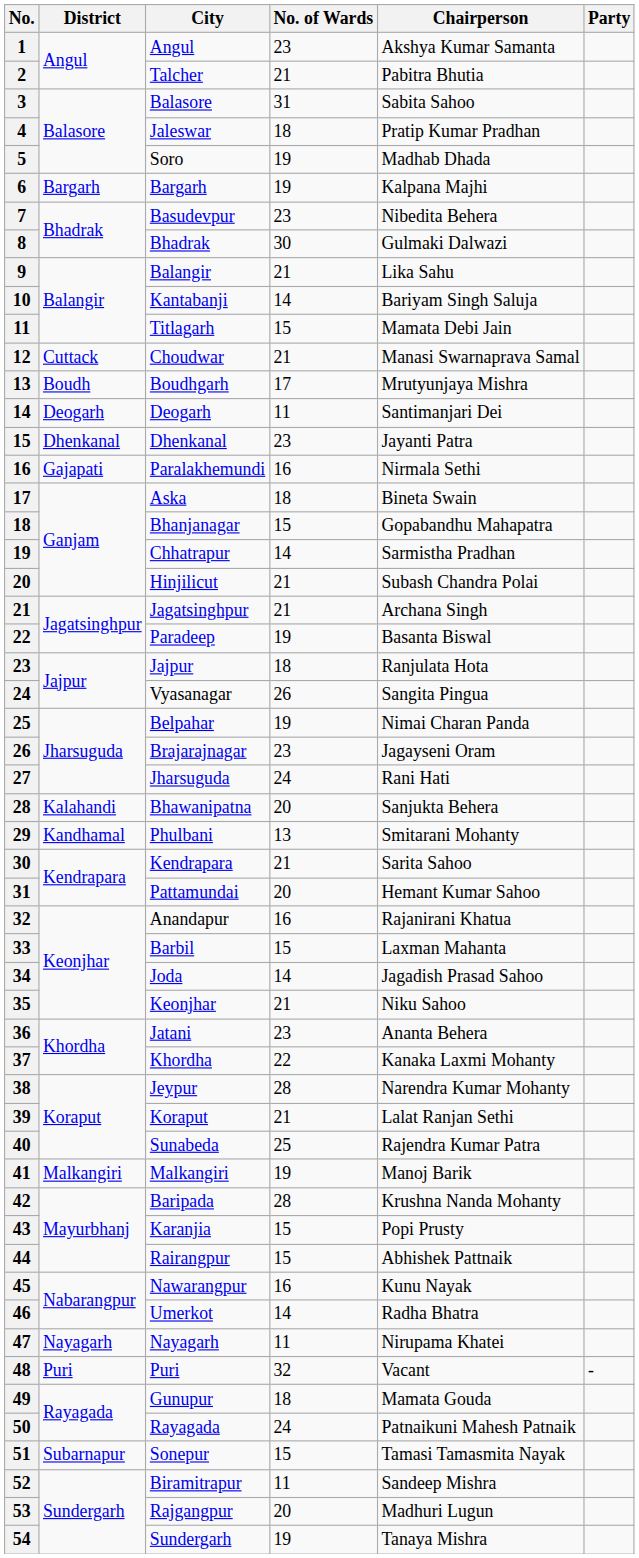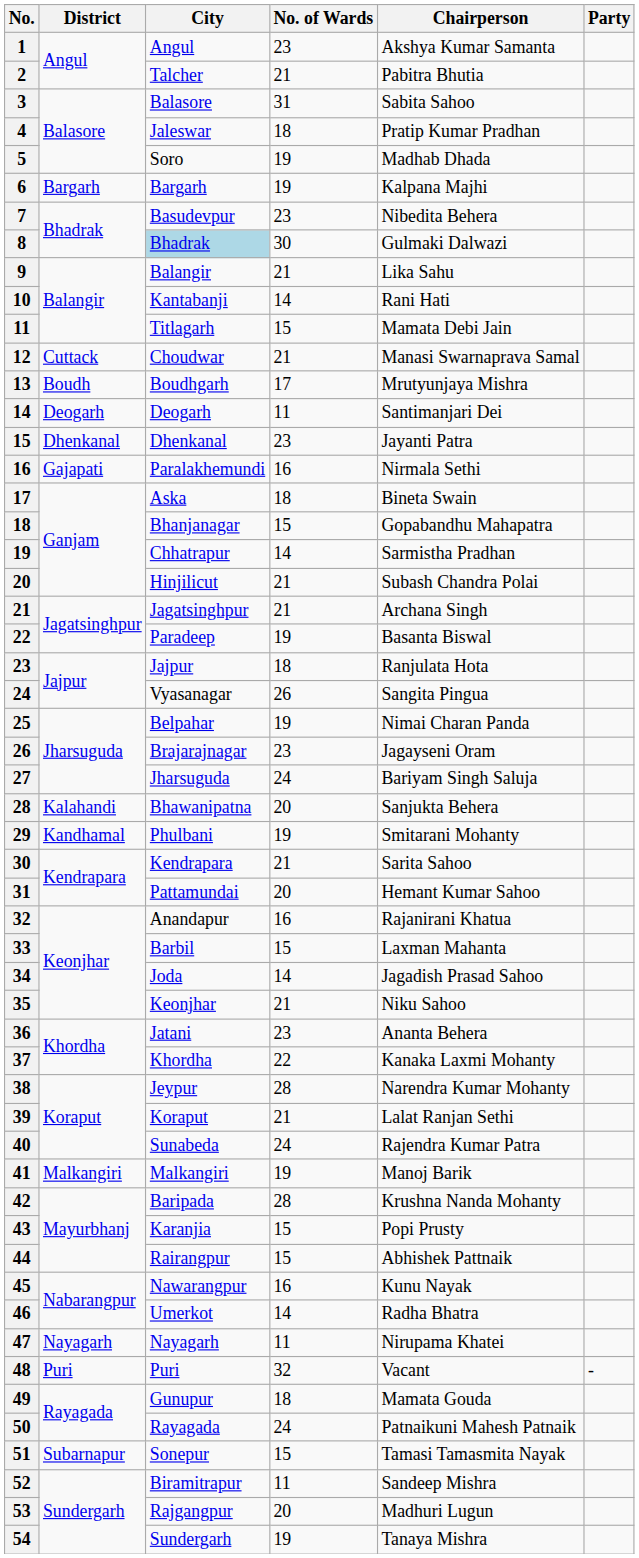(180, 243) no background -> (180, 243) lightblue background
(459, 300) Bariyam Singh Saluja -> (416, 300) Rani Hati
(416, 779) Rani Hati -> (459, 779) Bariyam Singh Saluja
(282, 835) 13 -> (282, 835) 19
(282, 1145) 25 -> (282, 1145) 24
